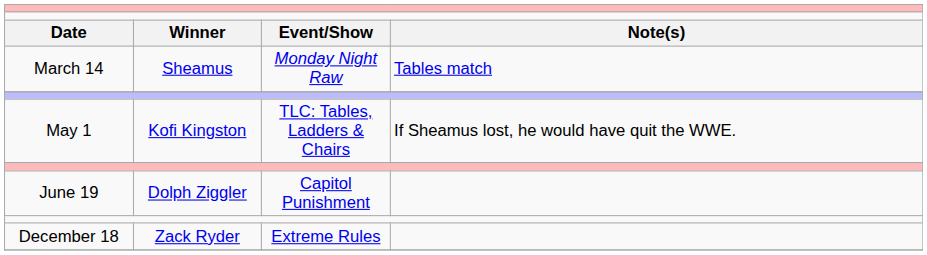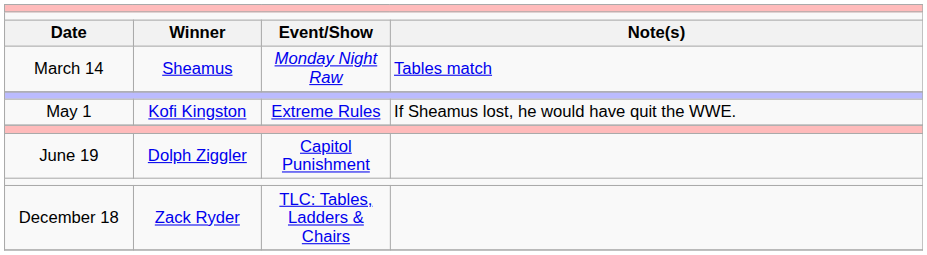(326, 130) TLC: Tables, Ladders & Chairs -> (326, 112) Extreme Rules
(326, 236) Extreme Rules -> (326, 217) TLC: Tables, Ladders & Chairs
